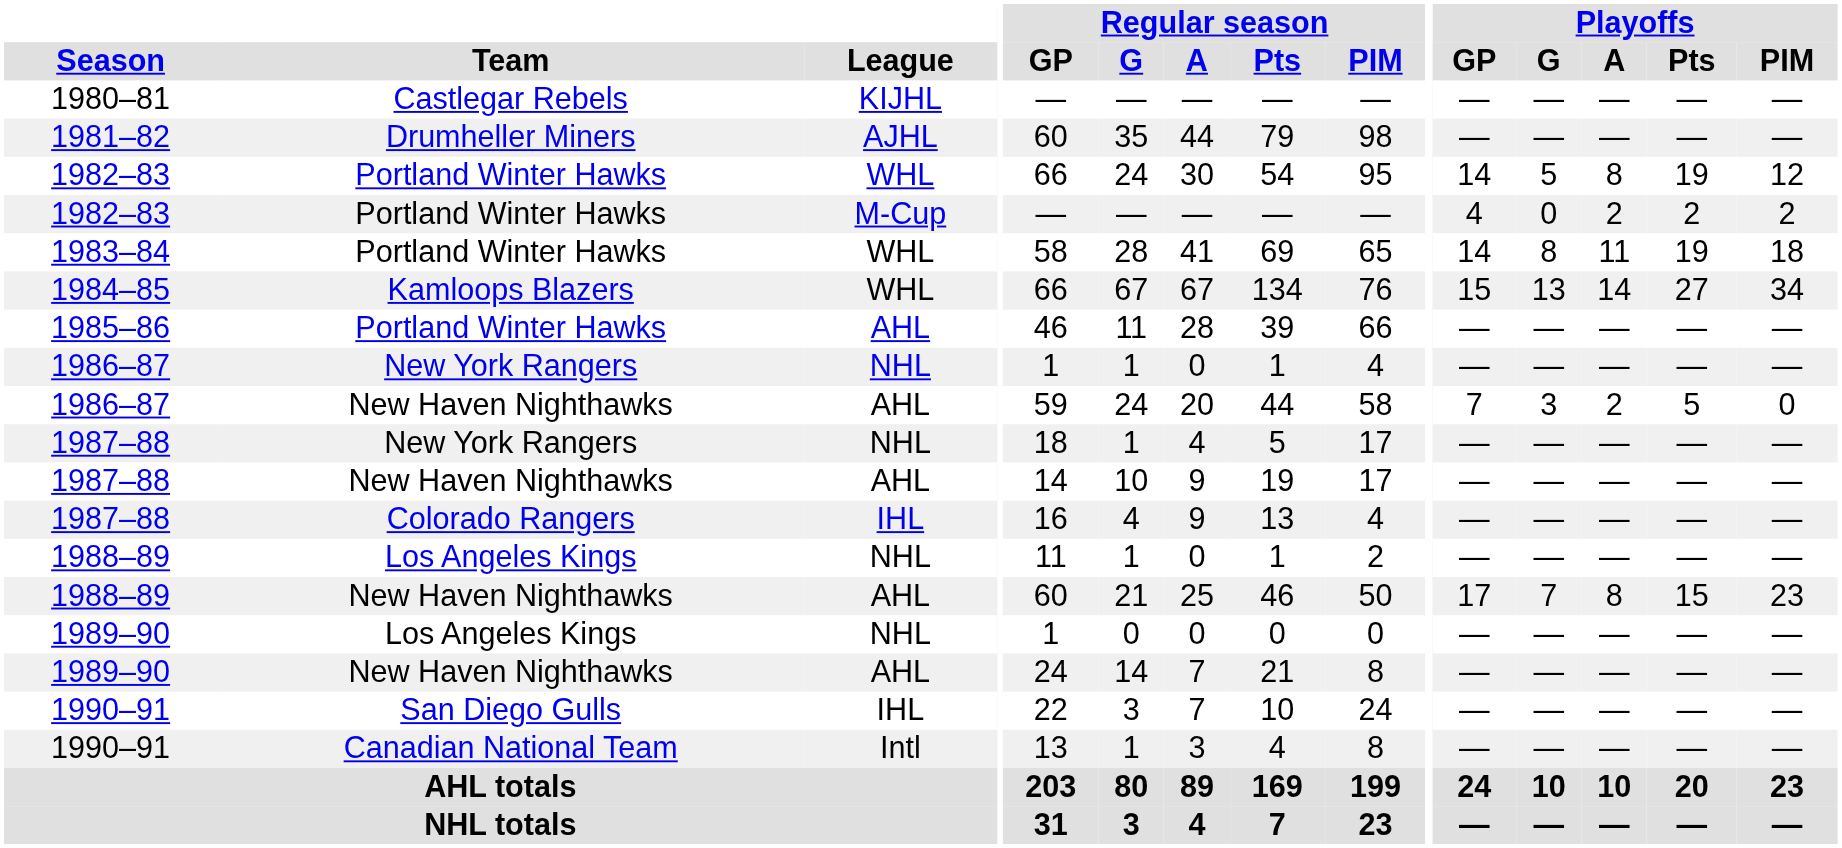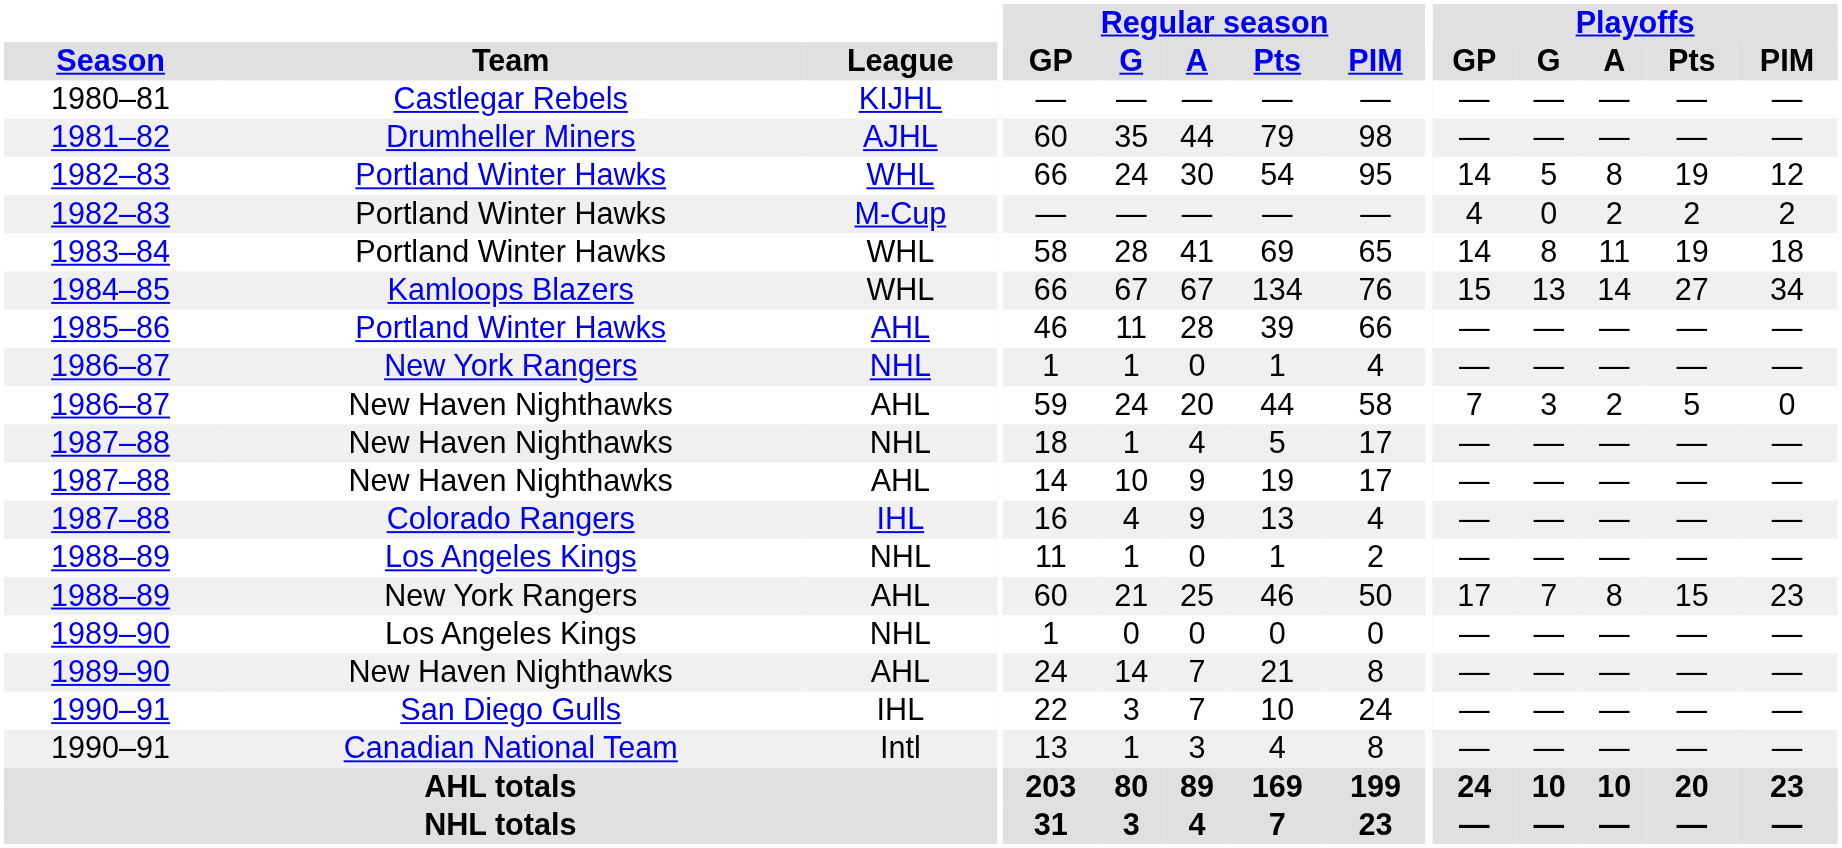(511, 442) New York Rangers -> (511, 442) New Haven Nighthawks
(511, 595) New Haven Nighthawks -> (511, 595) New York Rangers
